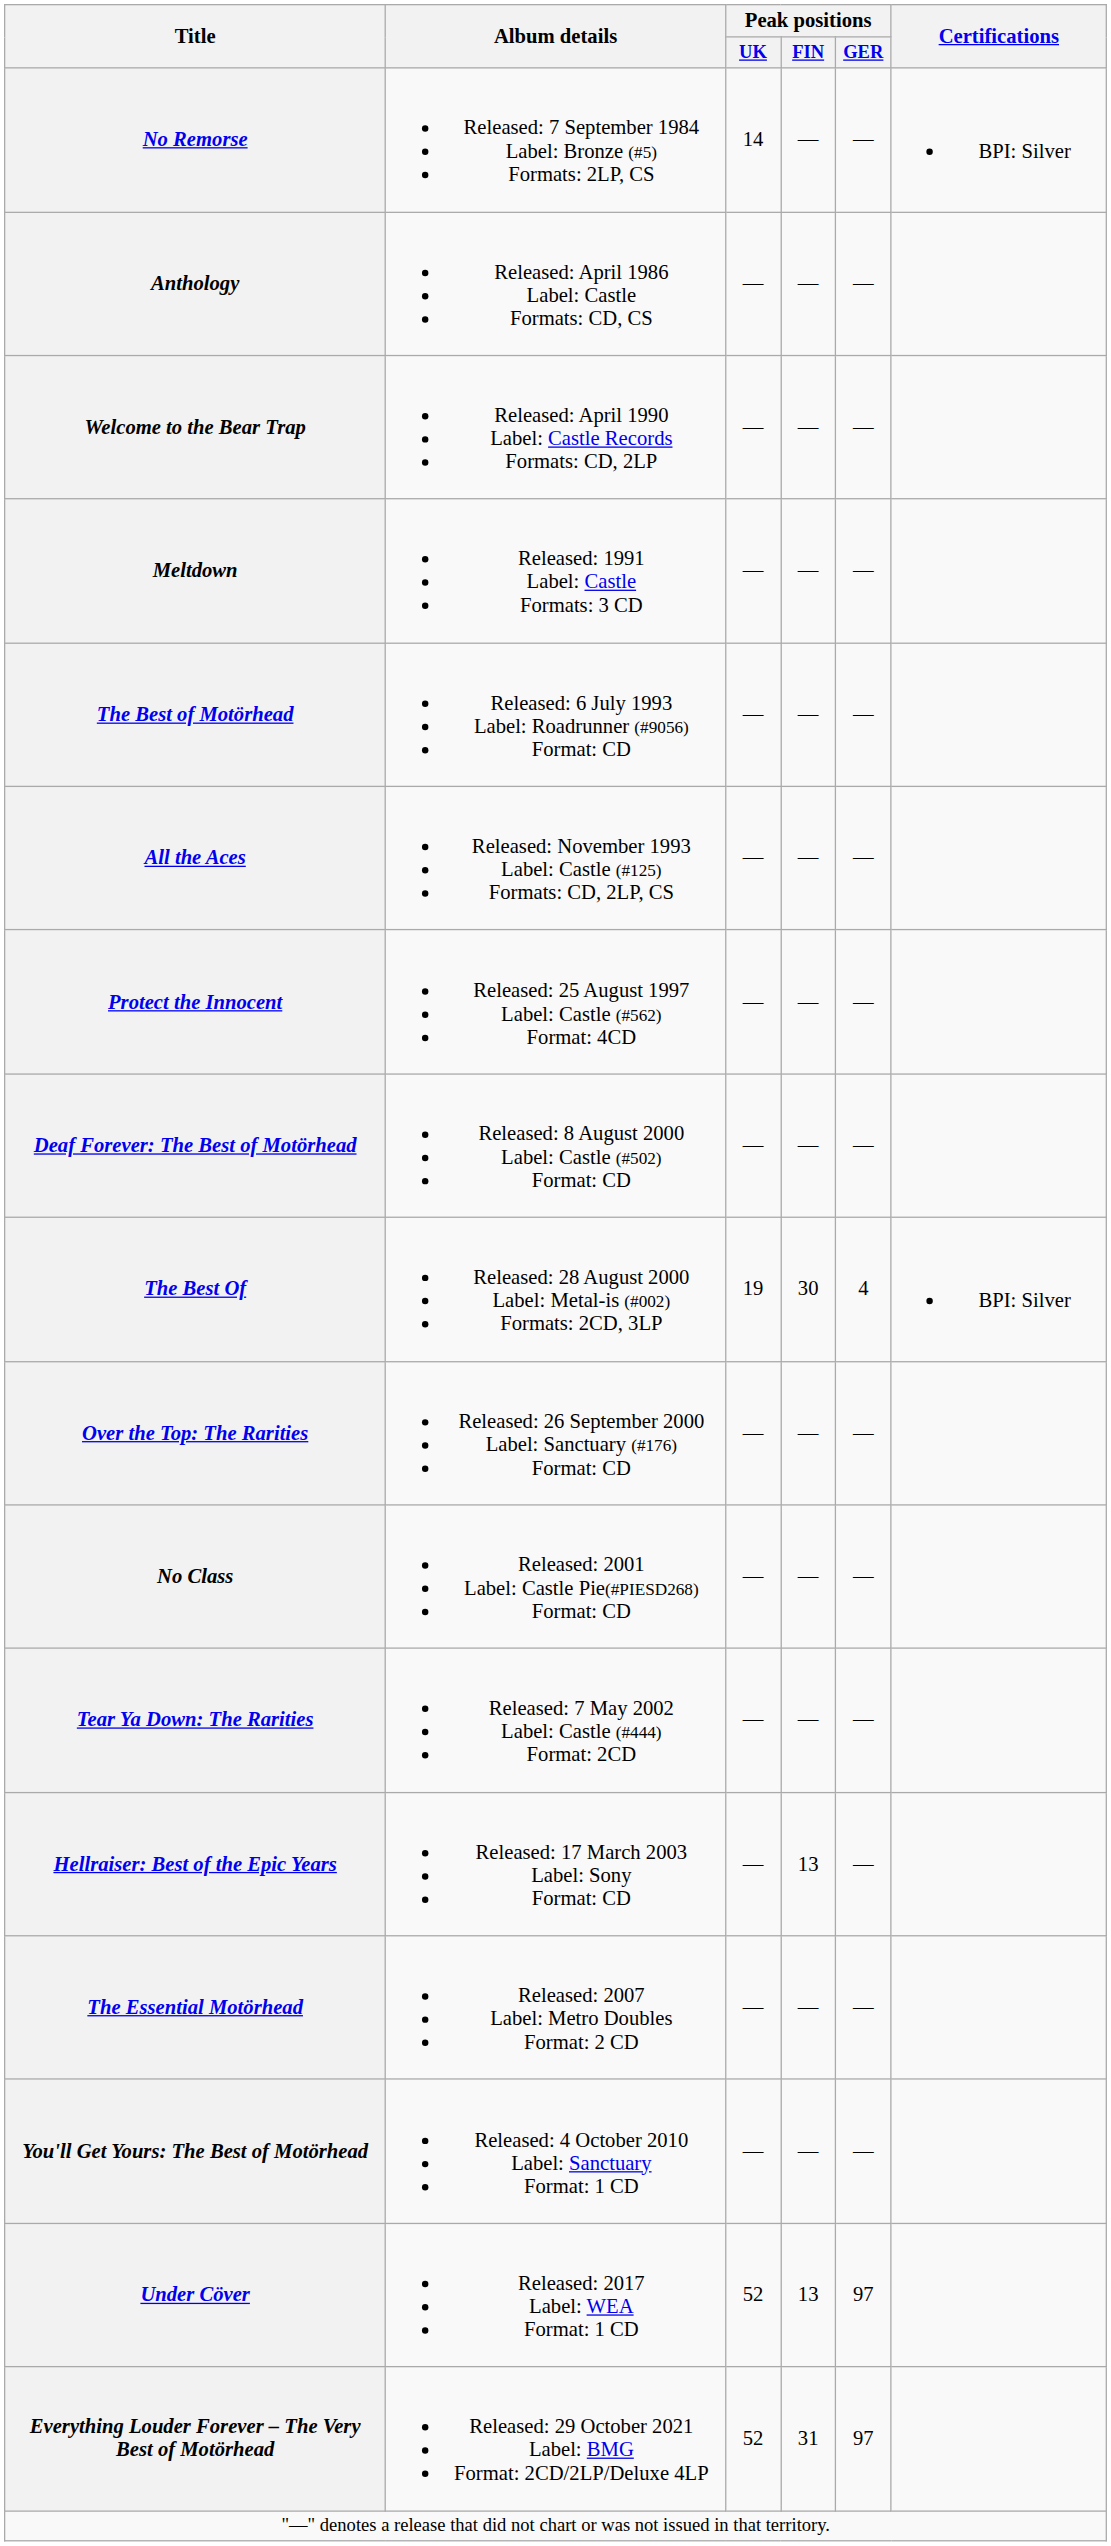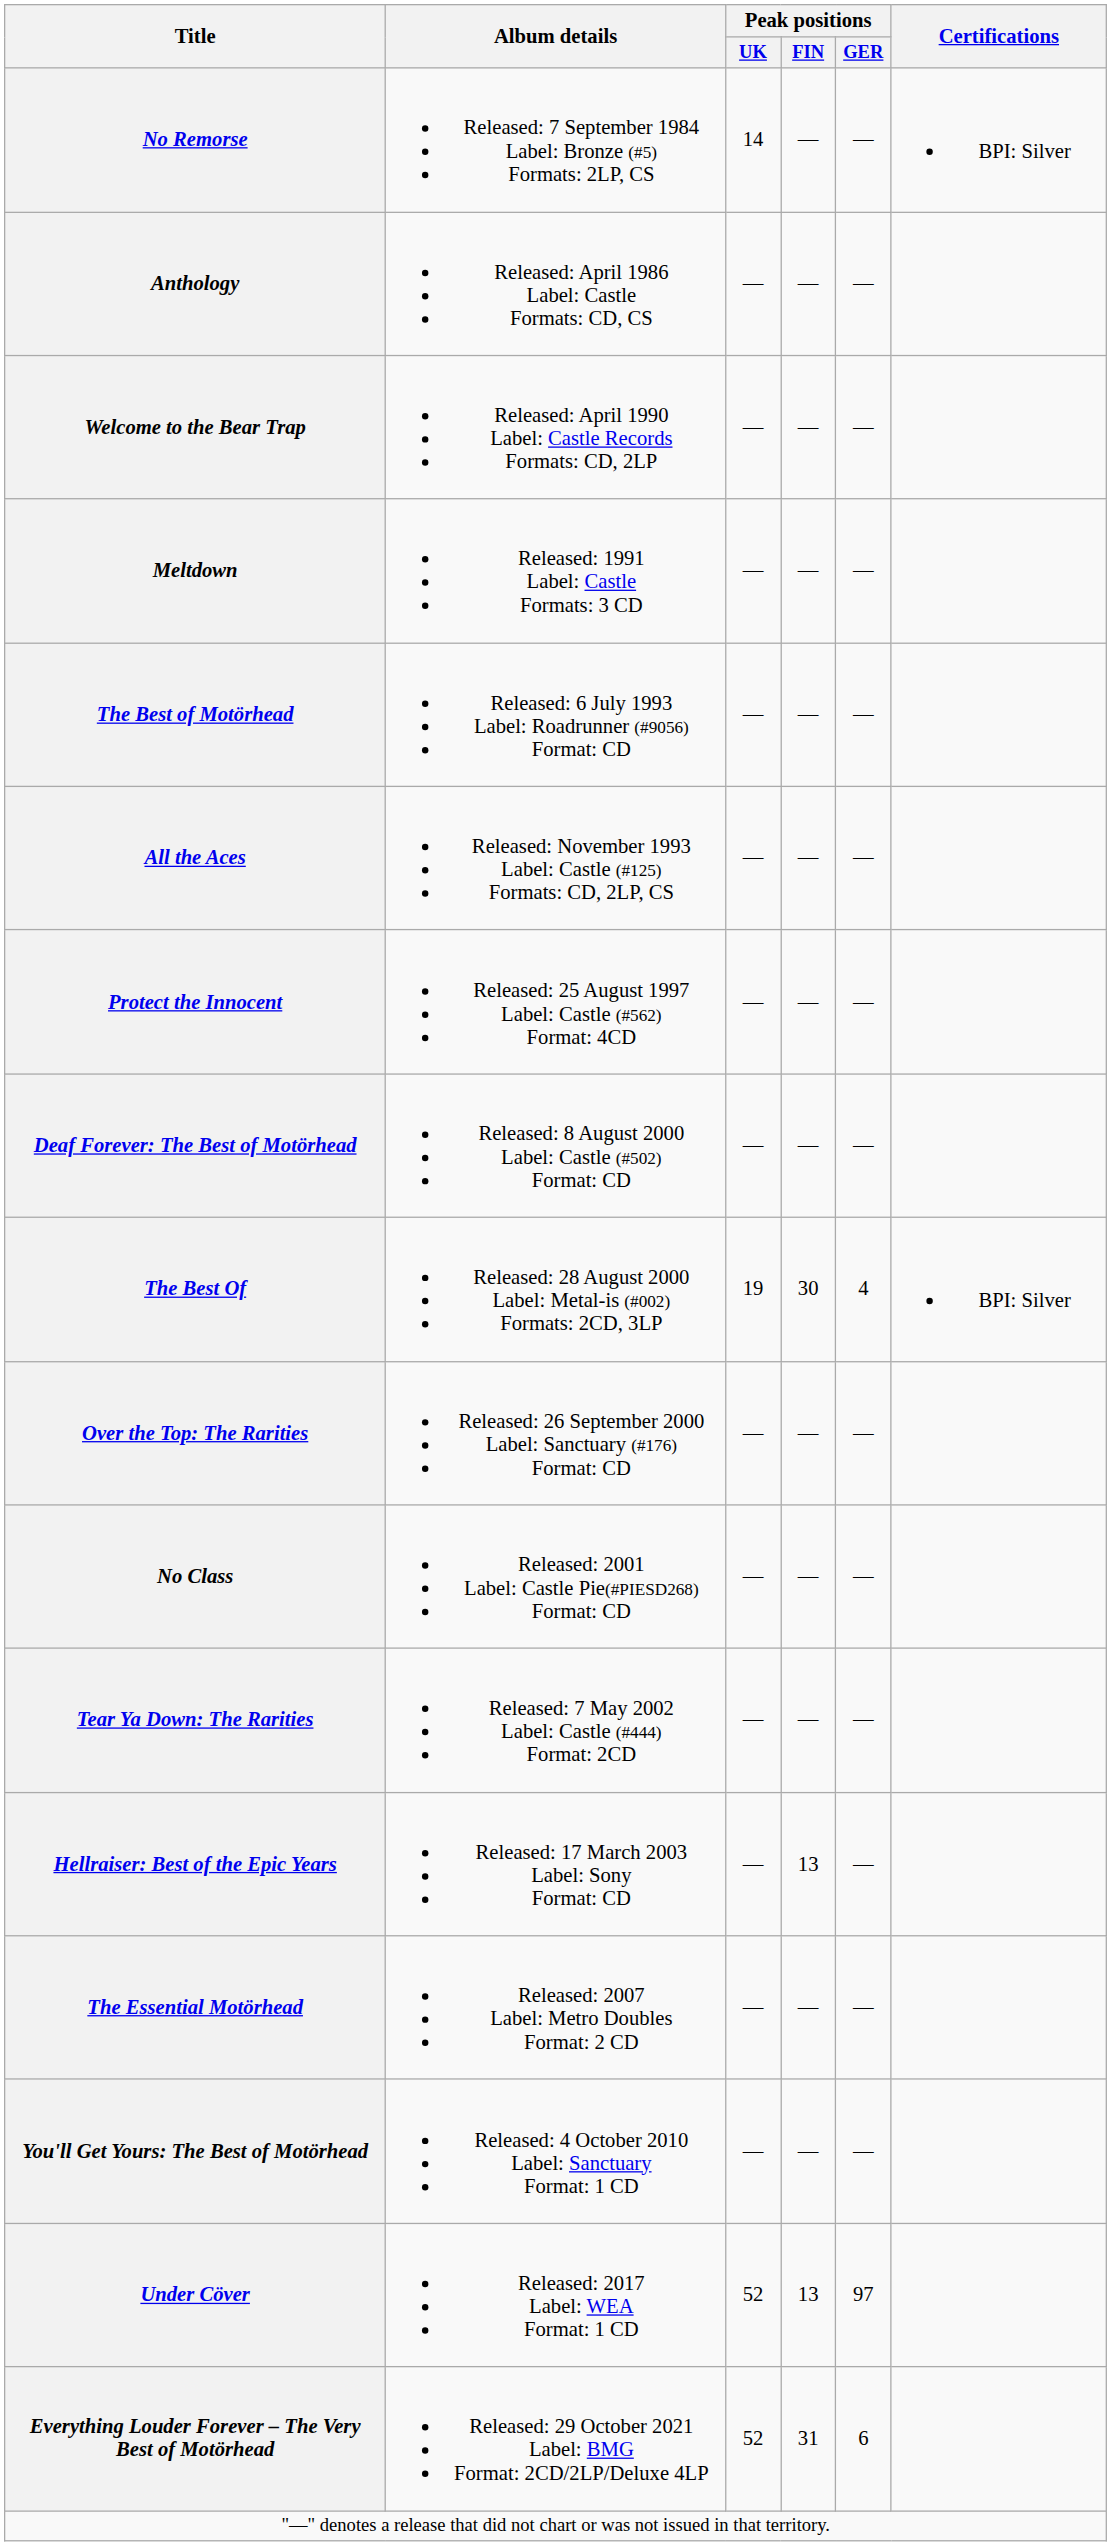(863, 2438) 97 -> (863, 2438) 6
